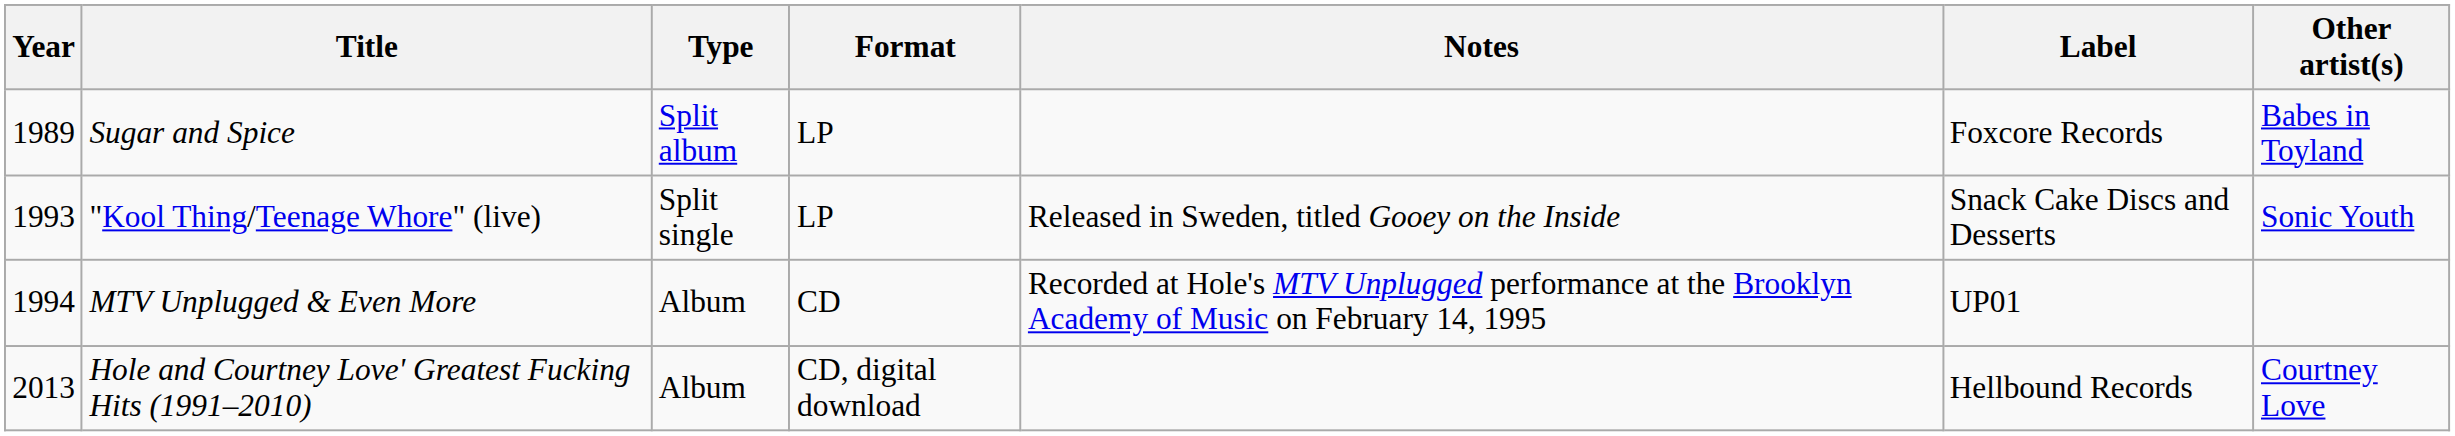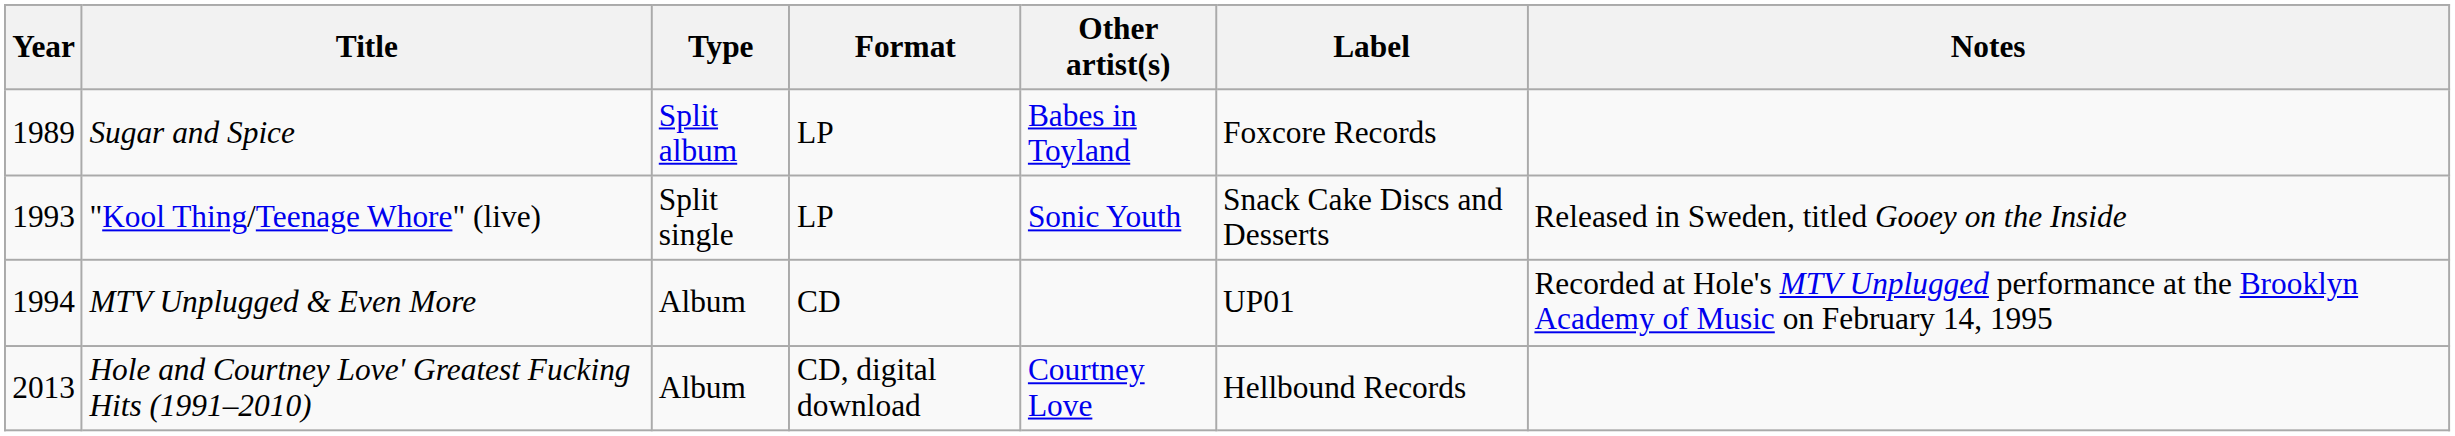columns swapped: (2351, 47) <-> (1482, 47)
